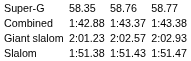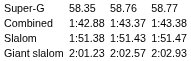rows swapped: (34, 38) <-> (20, 53)
